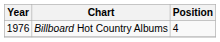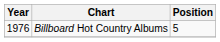(176, 28) 4 -> (176, 28) 5
